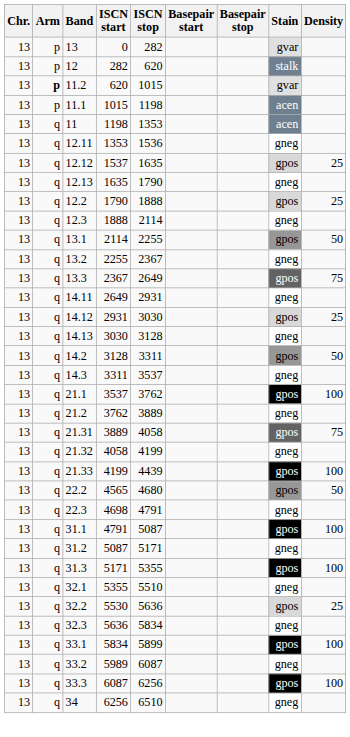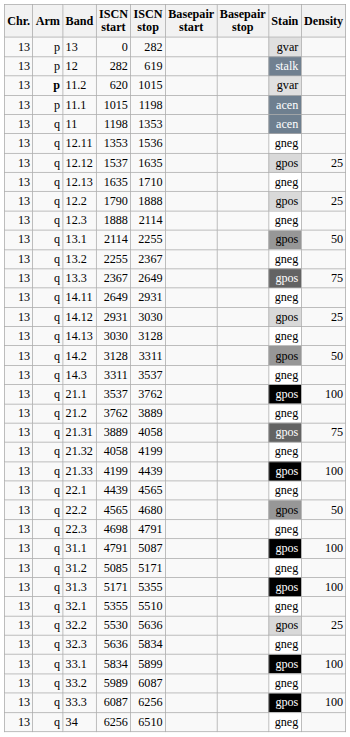(153, 66) 620 -> (153, 66) 619
(150, 182) 1790 -> (150, 182) 1710
+ row: (76, 490)
(116, 548) 5087 -> (116, 567) 5085
